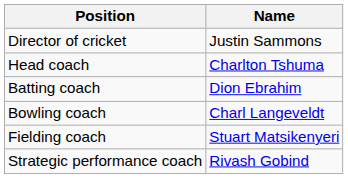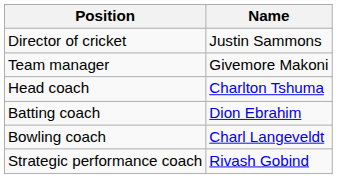+ row: (59, 64)
- row: (57, 137)
